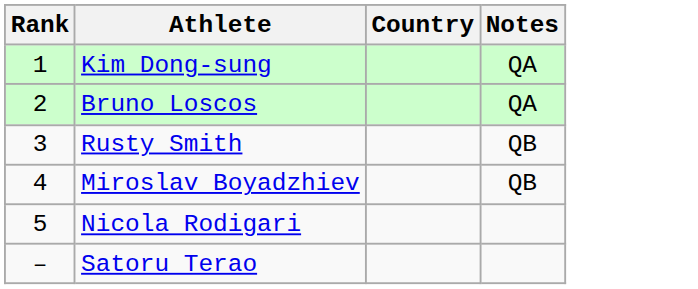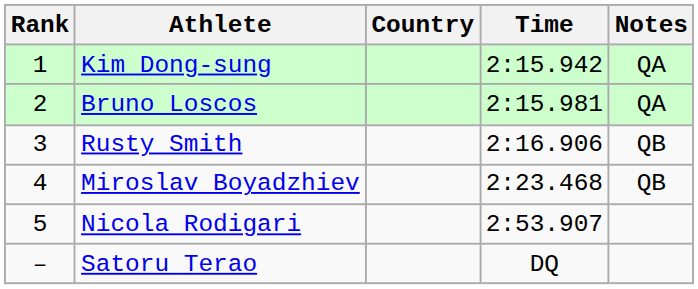+ column: (544, 25)
